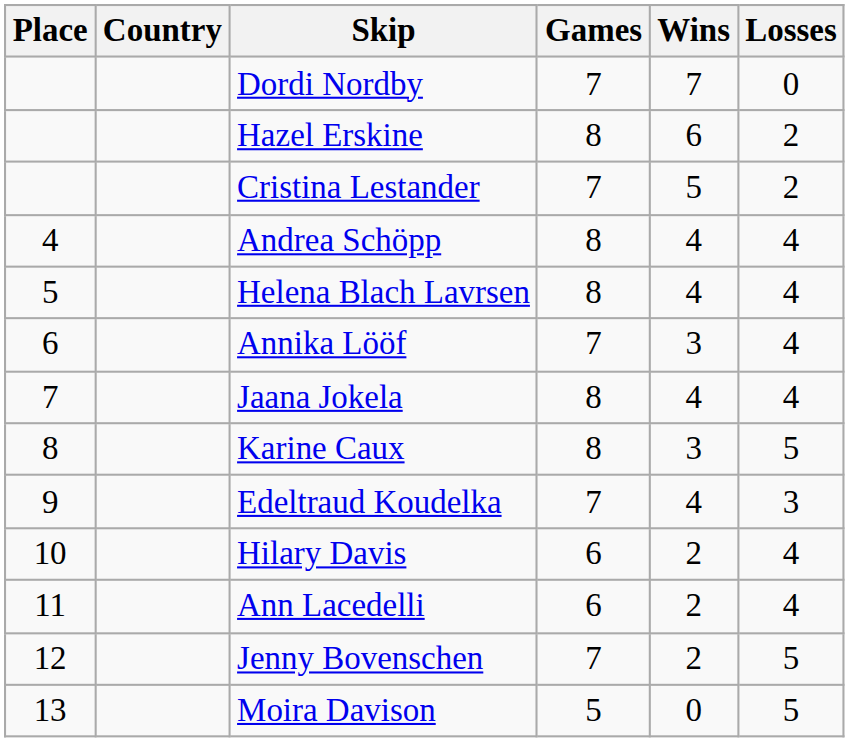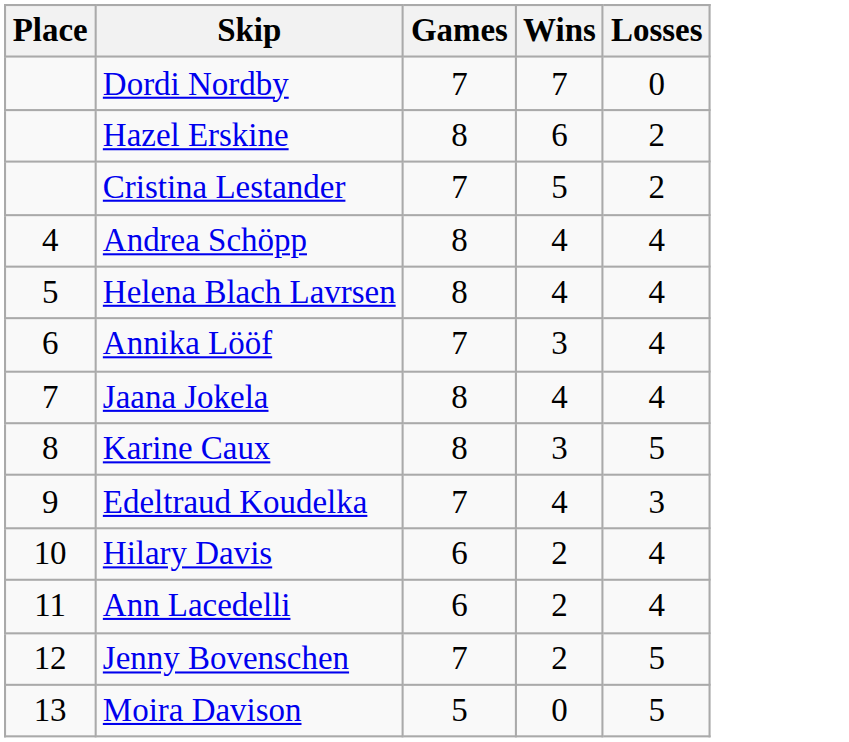- column: (162, 30)
